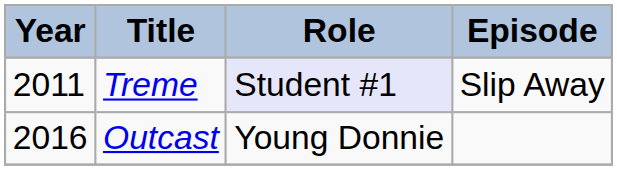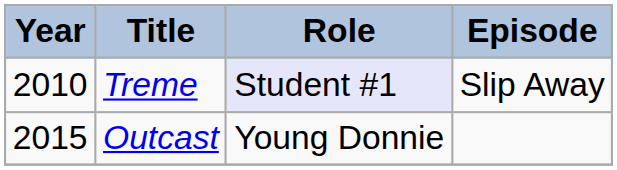(49, 84) 2011 -> (50, 84) 2010
(50, 137) 2016 -> (50, 137) 2015
